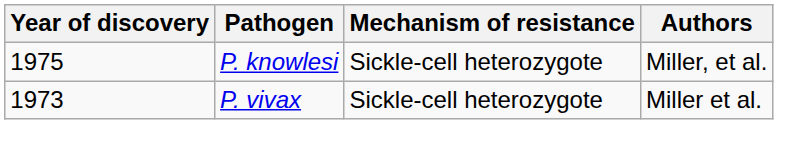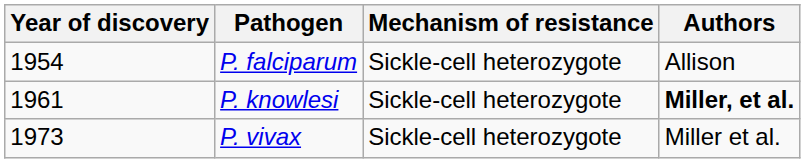+ row: (289, 61)
(37, 61) 1975 -> (37, 99) 1961
(707, 61) normal -> (729, 99) bold
